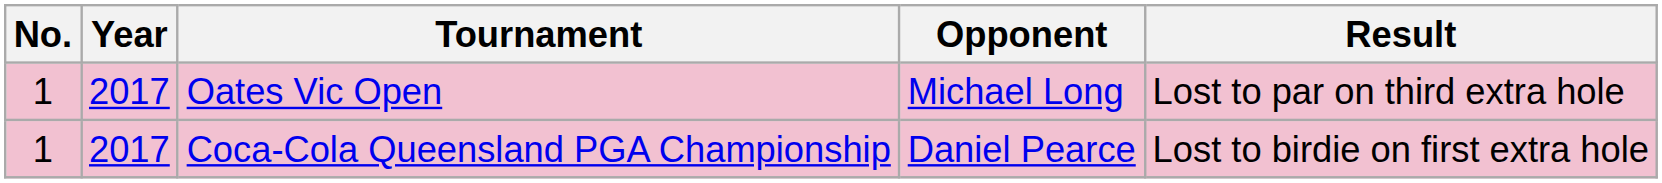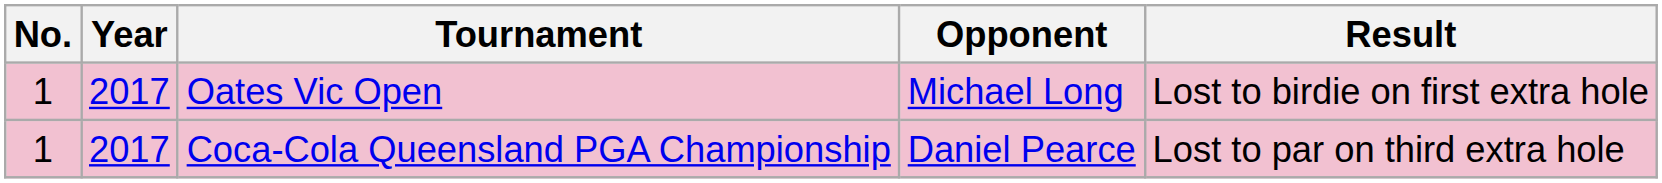(1389, 92) Lost to par on third extra hole -> (1401, 92) Lost to birdie on first extra hole
(1401, 149) Lost to birdie on first extra hole -> (1389, 149) Lost to par on third extra hole
